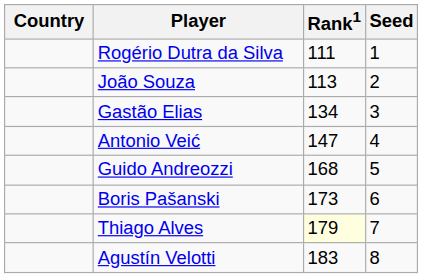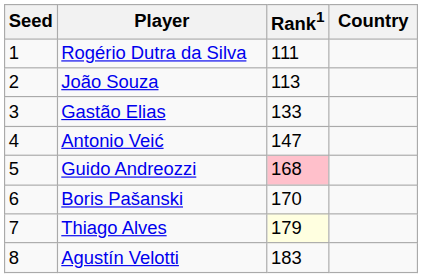columns swapped: (49, 21) <-> (392, 21)
(323, 111) 134 -> (286, 111) 133
(323, 169) no background -> (286, 169) pink background
(323, 199) 173 -> (286, 199) 170
